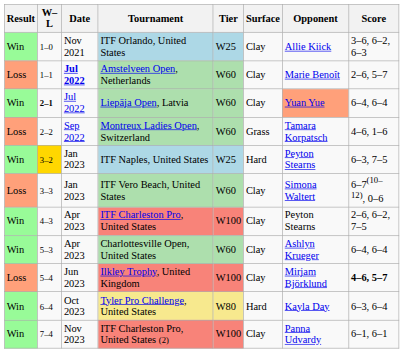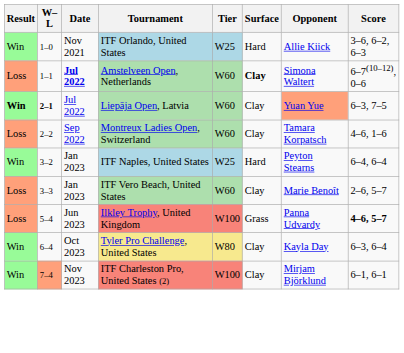(256, 46) Clay -> (255, 46) Hard
(256, 74) normal -> (255, 76) bold
(312, 74) Marie Benoît -> (300, 76) Simona Waltert
(369, 74) 2–6, 5–7 -> (373, 76) 6–7(10–12), 0–6
(15, 103) normal -> (16, 105) bold
(369, 103) 6–4, 6–4 -> (369, 105) 6–3, 7–5
(258, 131) Grass -> (255, 134) Clay
(46, 160) gold background -> (46, 163) no background
(369, 159) 6–3, 7–5 -> (369, 162) 6–4, 6–4
(301, 190) Simona Waltert -> (311, 190) Marie Benoît
(367, 190) 6–7(10–12), 0–6 -> (369, 190) 2–6, 5–7
- row: (142, 221)
- row: (145, 249)
(256, 277) Clay -> (257, 218) Grass
(306, 277) Mirjam Björklund -> (302, 218) Panna Udvardy
(256, 306) Hard -> (255, 246) Clay
(46, 335) no background -> (46, 275) lightsalmon background
(303, 334) Panna Udvardy -> (305, 275) Mirjam Björklund
